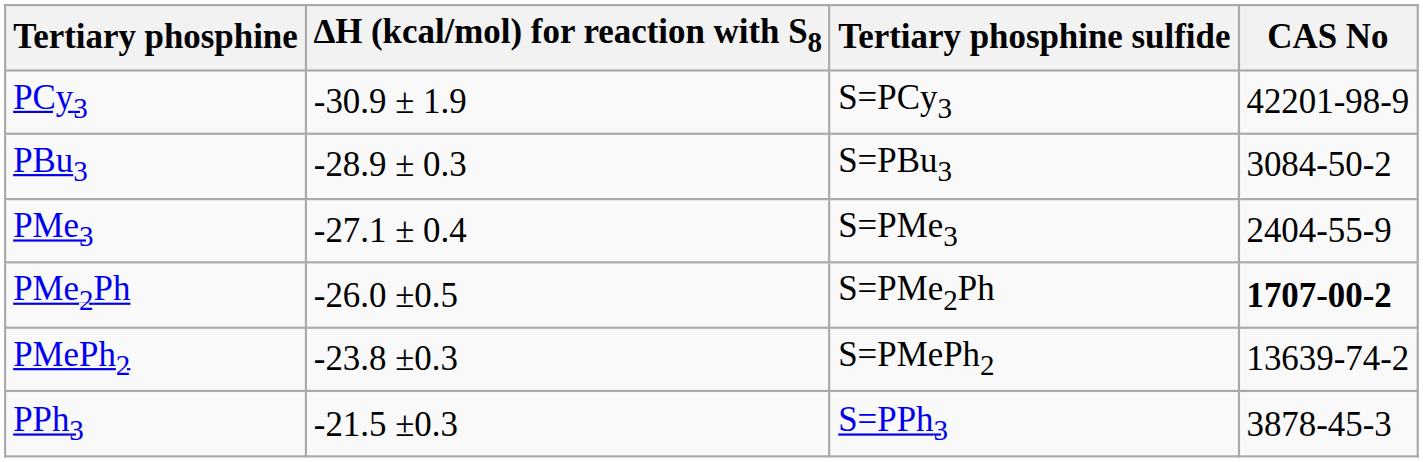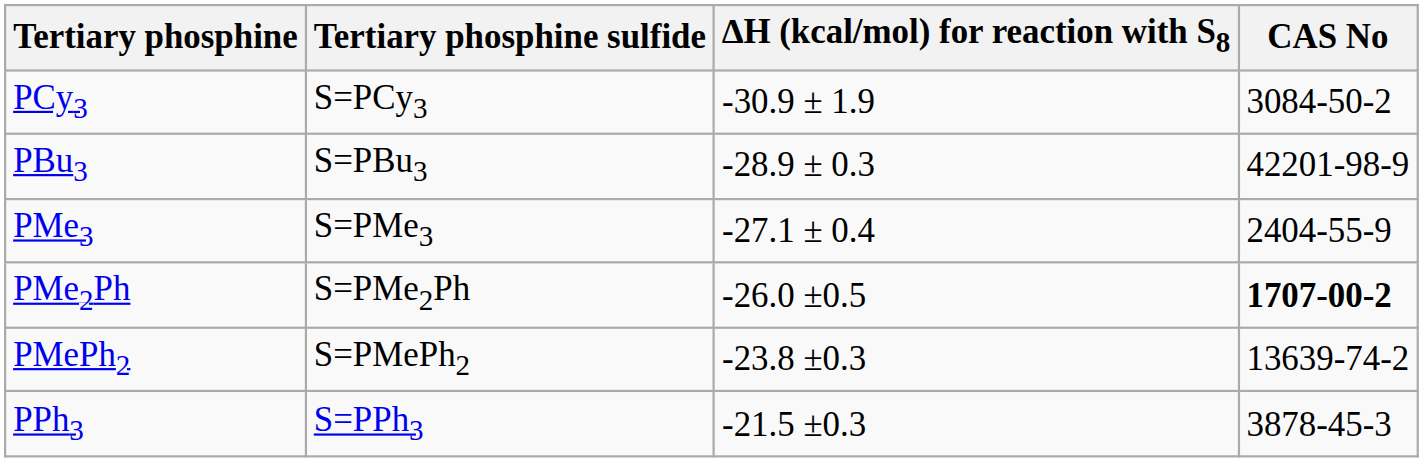columns swapped: (568, 36) <-> (1034, 36)
(1328, 101) 42201-98-9 -> (1319, 101) 3084-50-2
(1319, 165) 3084-50-2 -> (1328, 165) 42201-98-9
